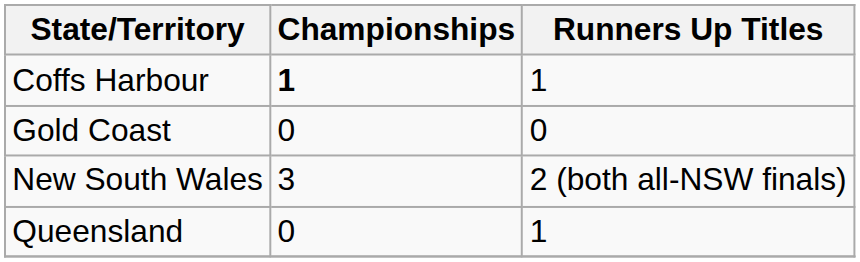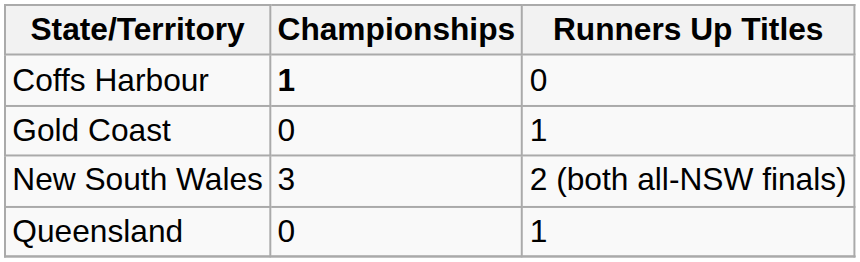(539, 79) 1 -> (539, 79) 0
(539, 130) 0 -> (539, 130) 1
